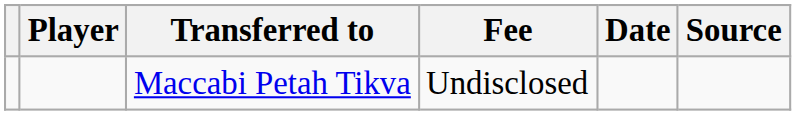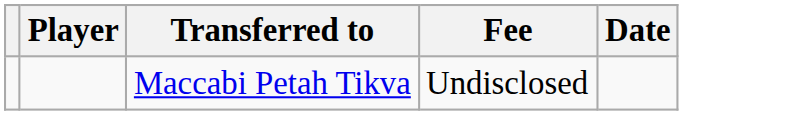- column: (734, 30)
